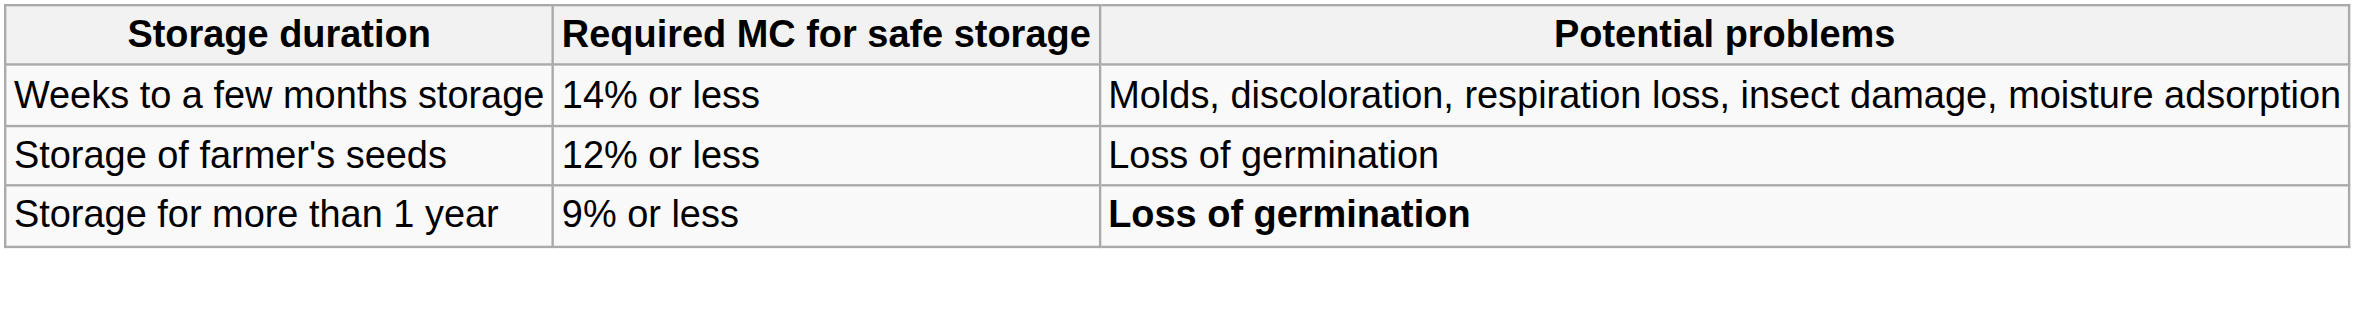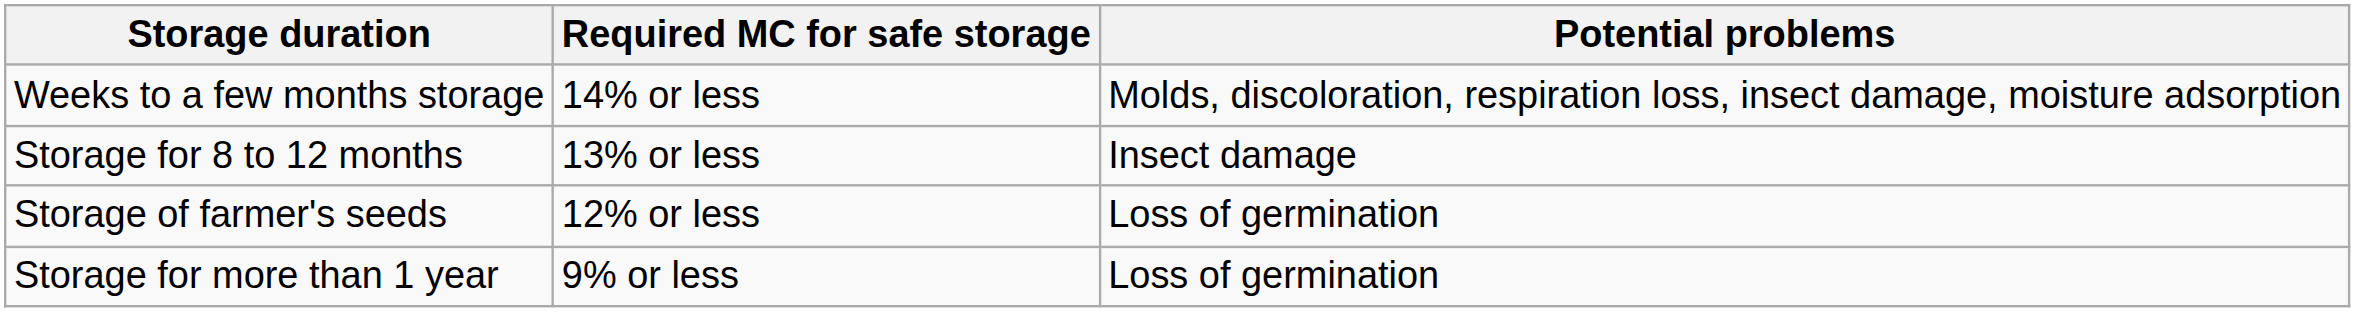+ row: (238, 154)
(1289, 214) bold -> (1274, 275) normal
